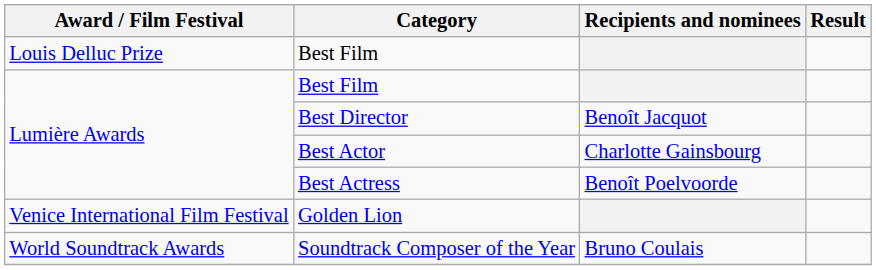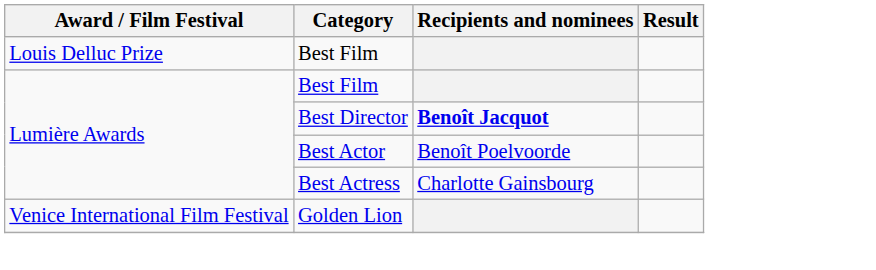(646, 118) normal -> (483, 118) bold
(673, 150) Charlotte Gainsbourg -> (494, 150) Benoît Poelvoorde
(661, 183) Benoît Poelvoorde -> (506, 183) Charlotte Gainsbourg
- row: (117, 248)
